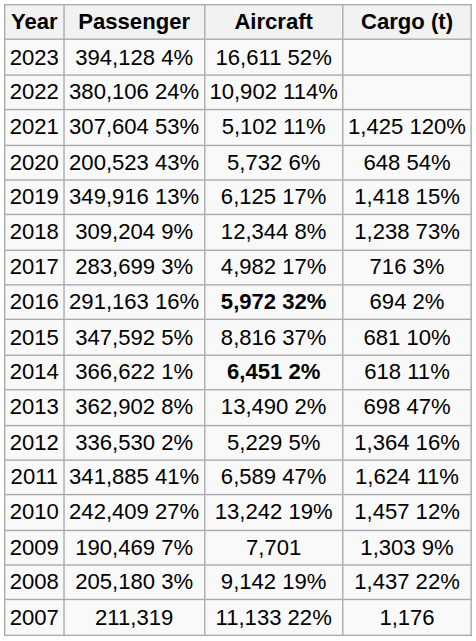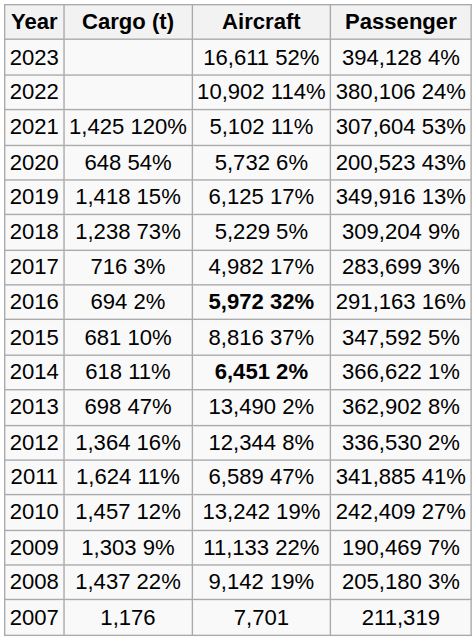columns swapped: (134, 22) <-> (407, 22)
(274, 232) 12,344 8% -> (261, 232) 5,229 5%
(274, 442) 5,229 5% -> (261, 442) 12,344 8%
(274, 547) 7,701 -> (261, 547) 11,133 22%
(274, 617) 11,133 22% -> (261, 617) 7,701
